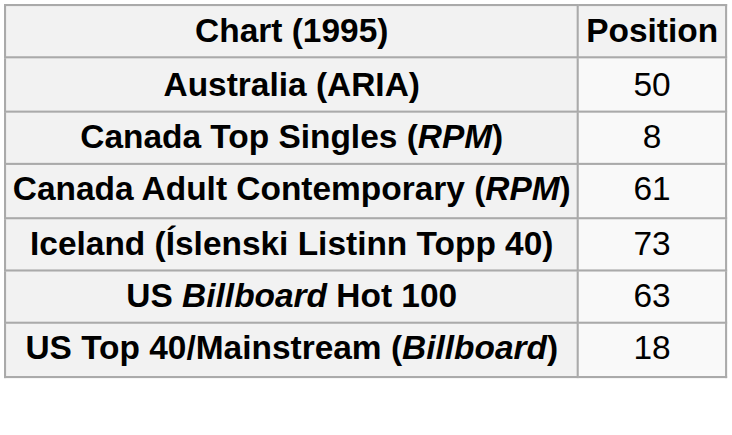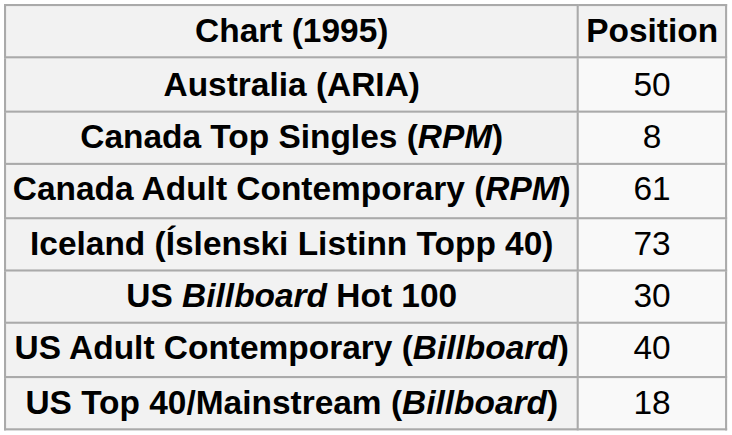(652, 296) 63 -> (652, 296) 30
+ row: (292, 349)
